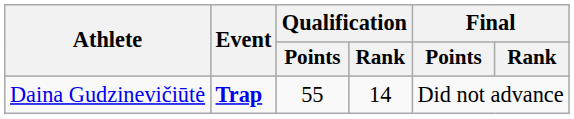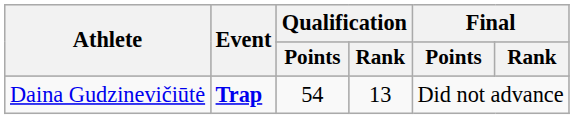(312, 94) 55 -> (312, 94) 54
(380, 94) 14 -> (380, 94) 13
